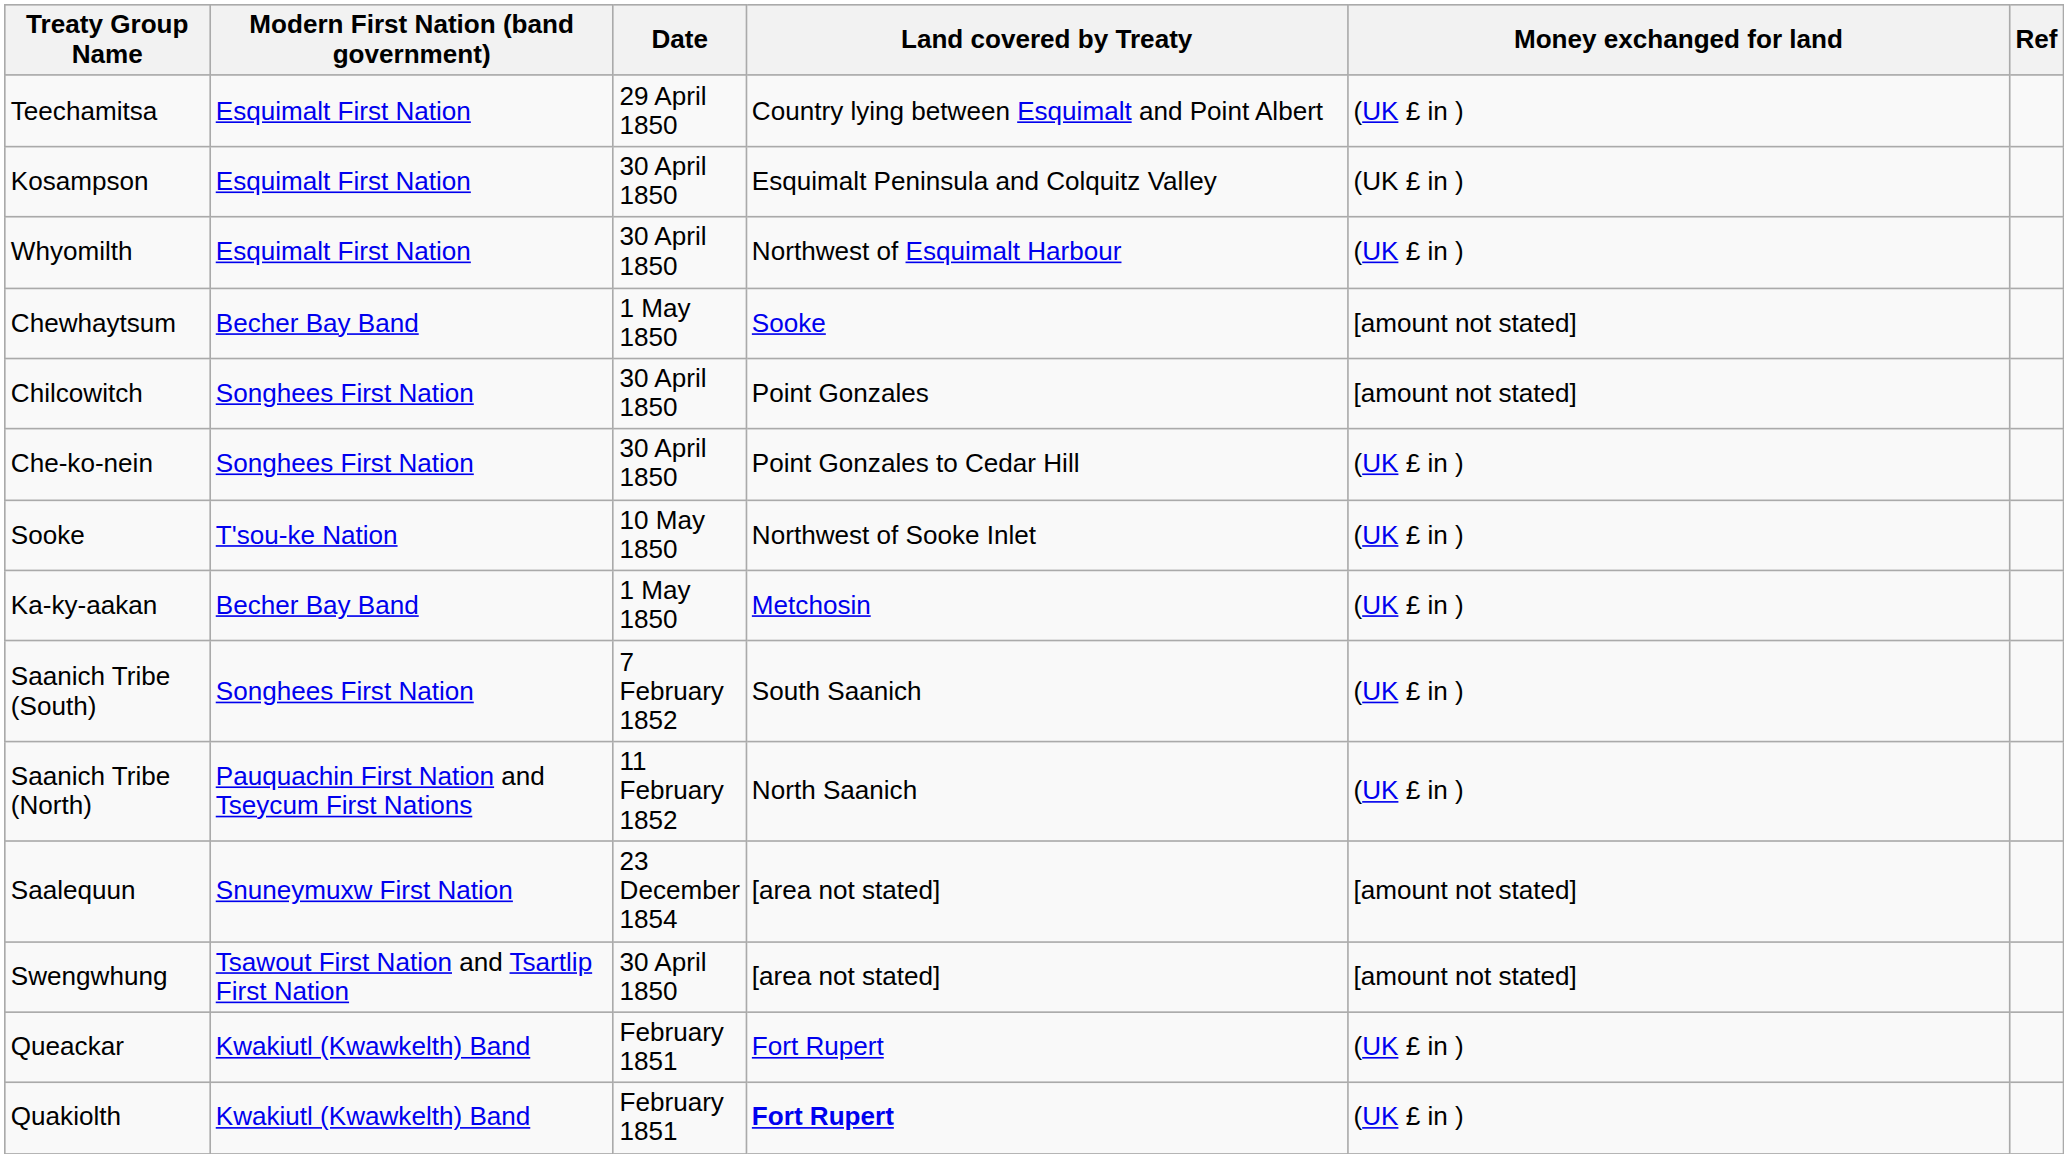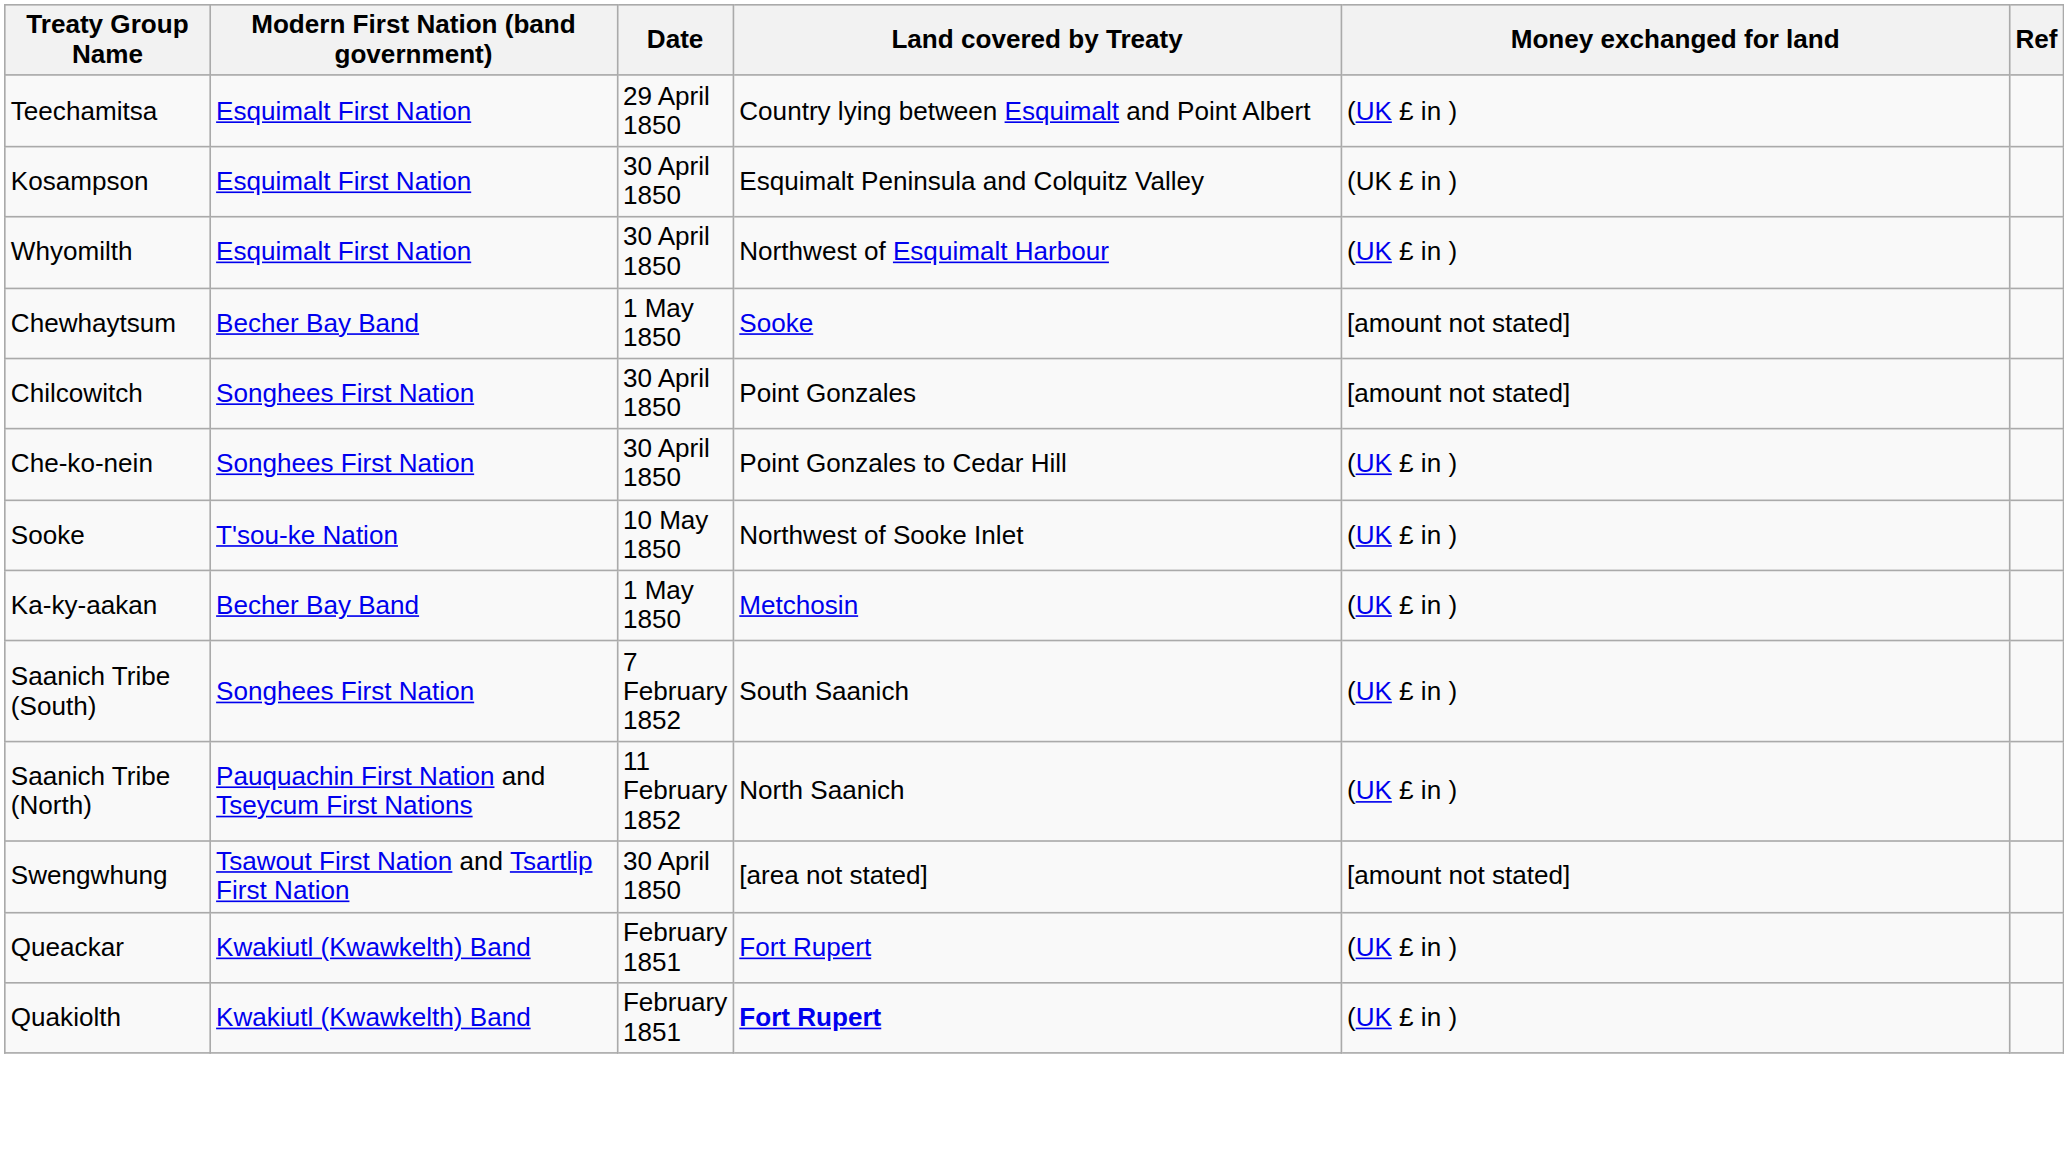- row: (73, 890)
